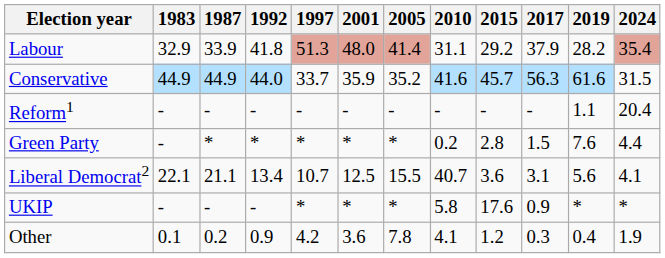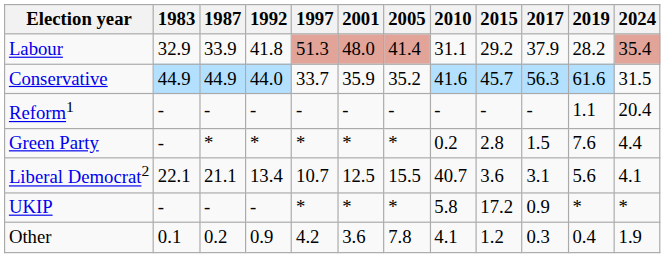(497, 207) 17.6 -> (497, 207) 17.2
